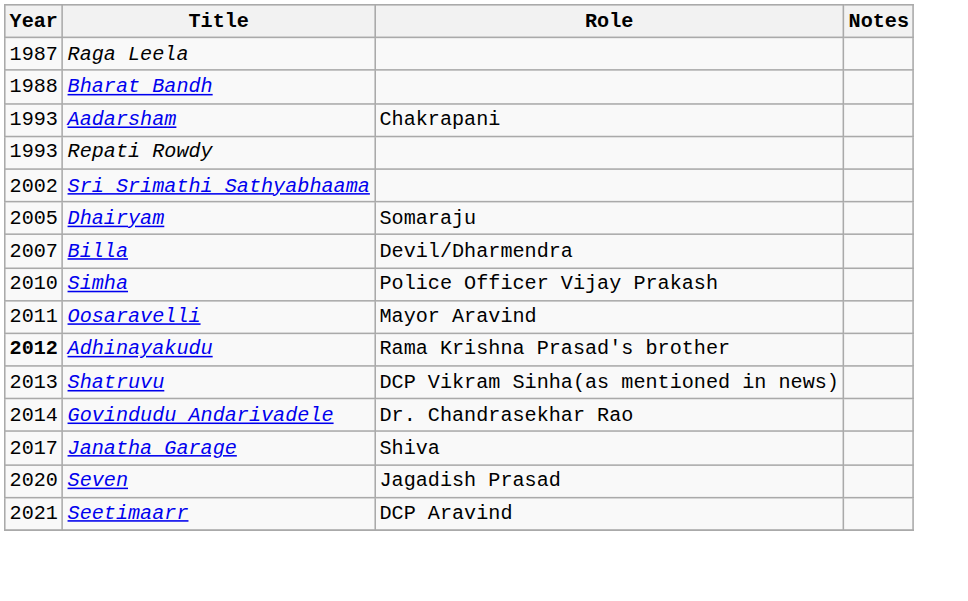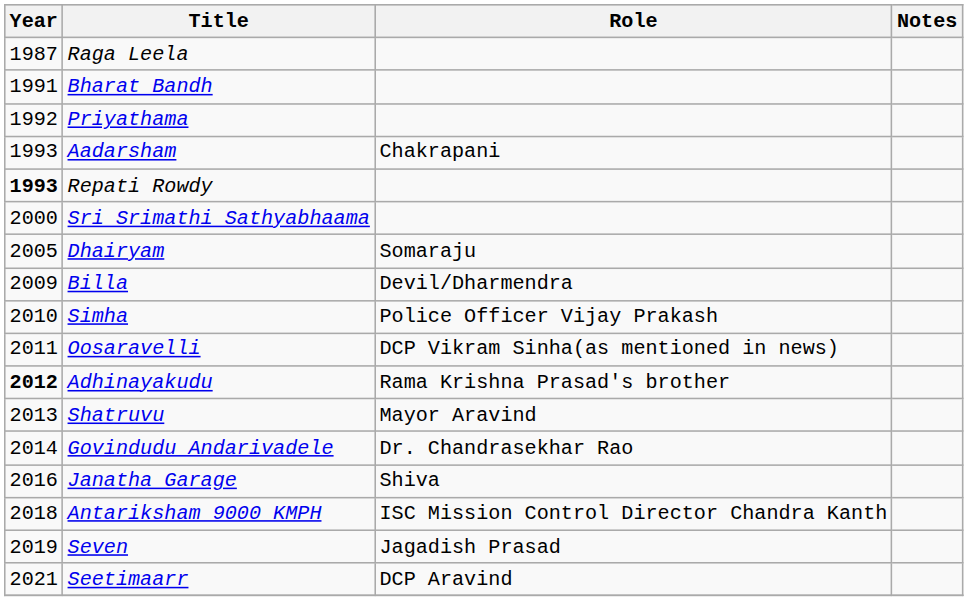(34, 87) 1988 -> (34, 87) 1991
+ row: (128, 120)
(34, 153) normal -> (34, 185) bold
(34, 185) 2002 -> (34, 218) 2000
(34, 251) 2007 -> (34, 284) 2009
(458, 317) Mayor Aravind -> (609, 350) DCP Vikram Sinha(as mentioned in news)
(609, 382) DCP Vikram Sinha(as mentioned in news) -> (458, 415) Mayor Aravind
(34, 448) 2017 -> (34, 481) 2016
+ row: (195, 514)
(34, 481) 2020 -> (34, 547) 2019
